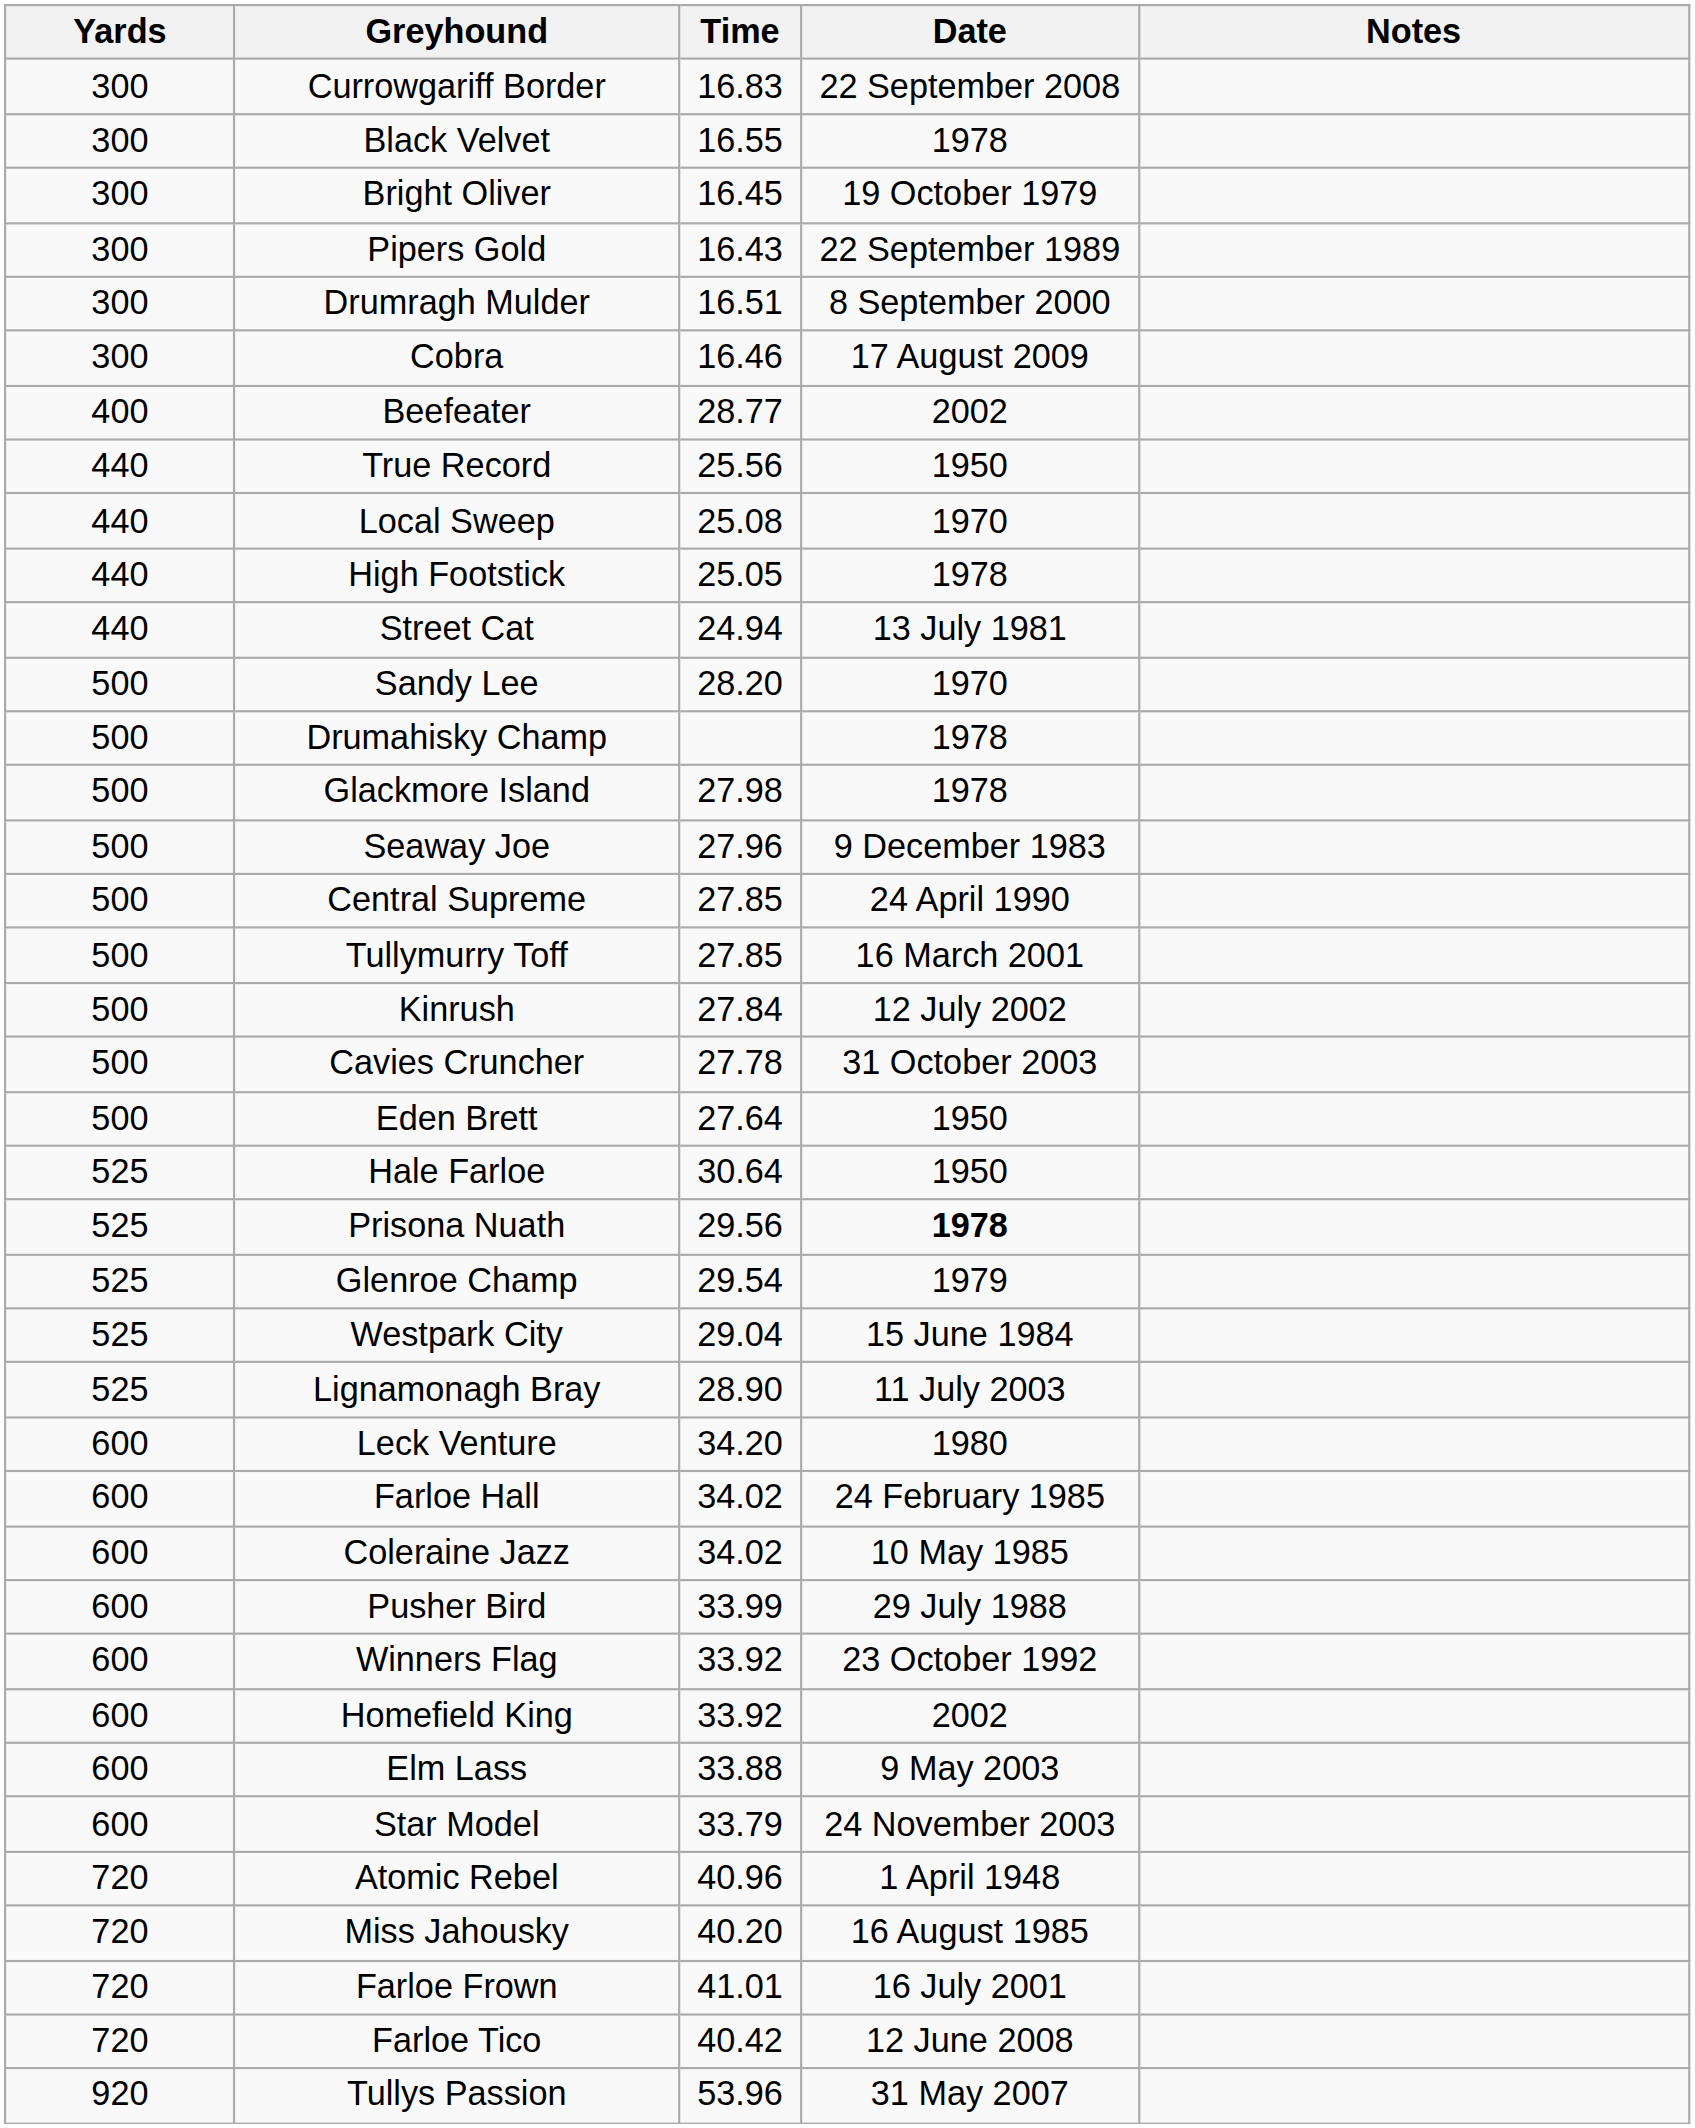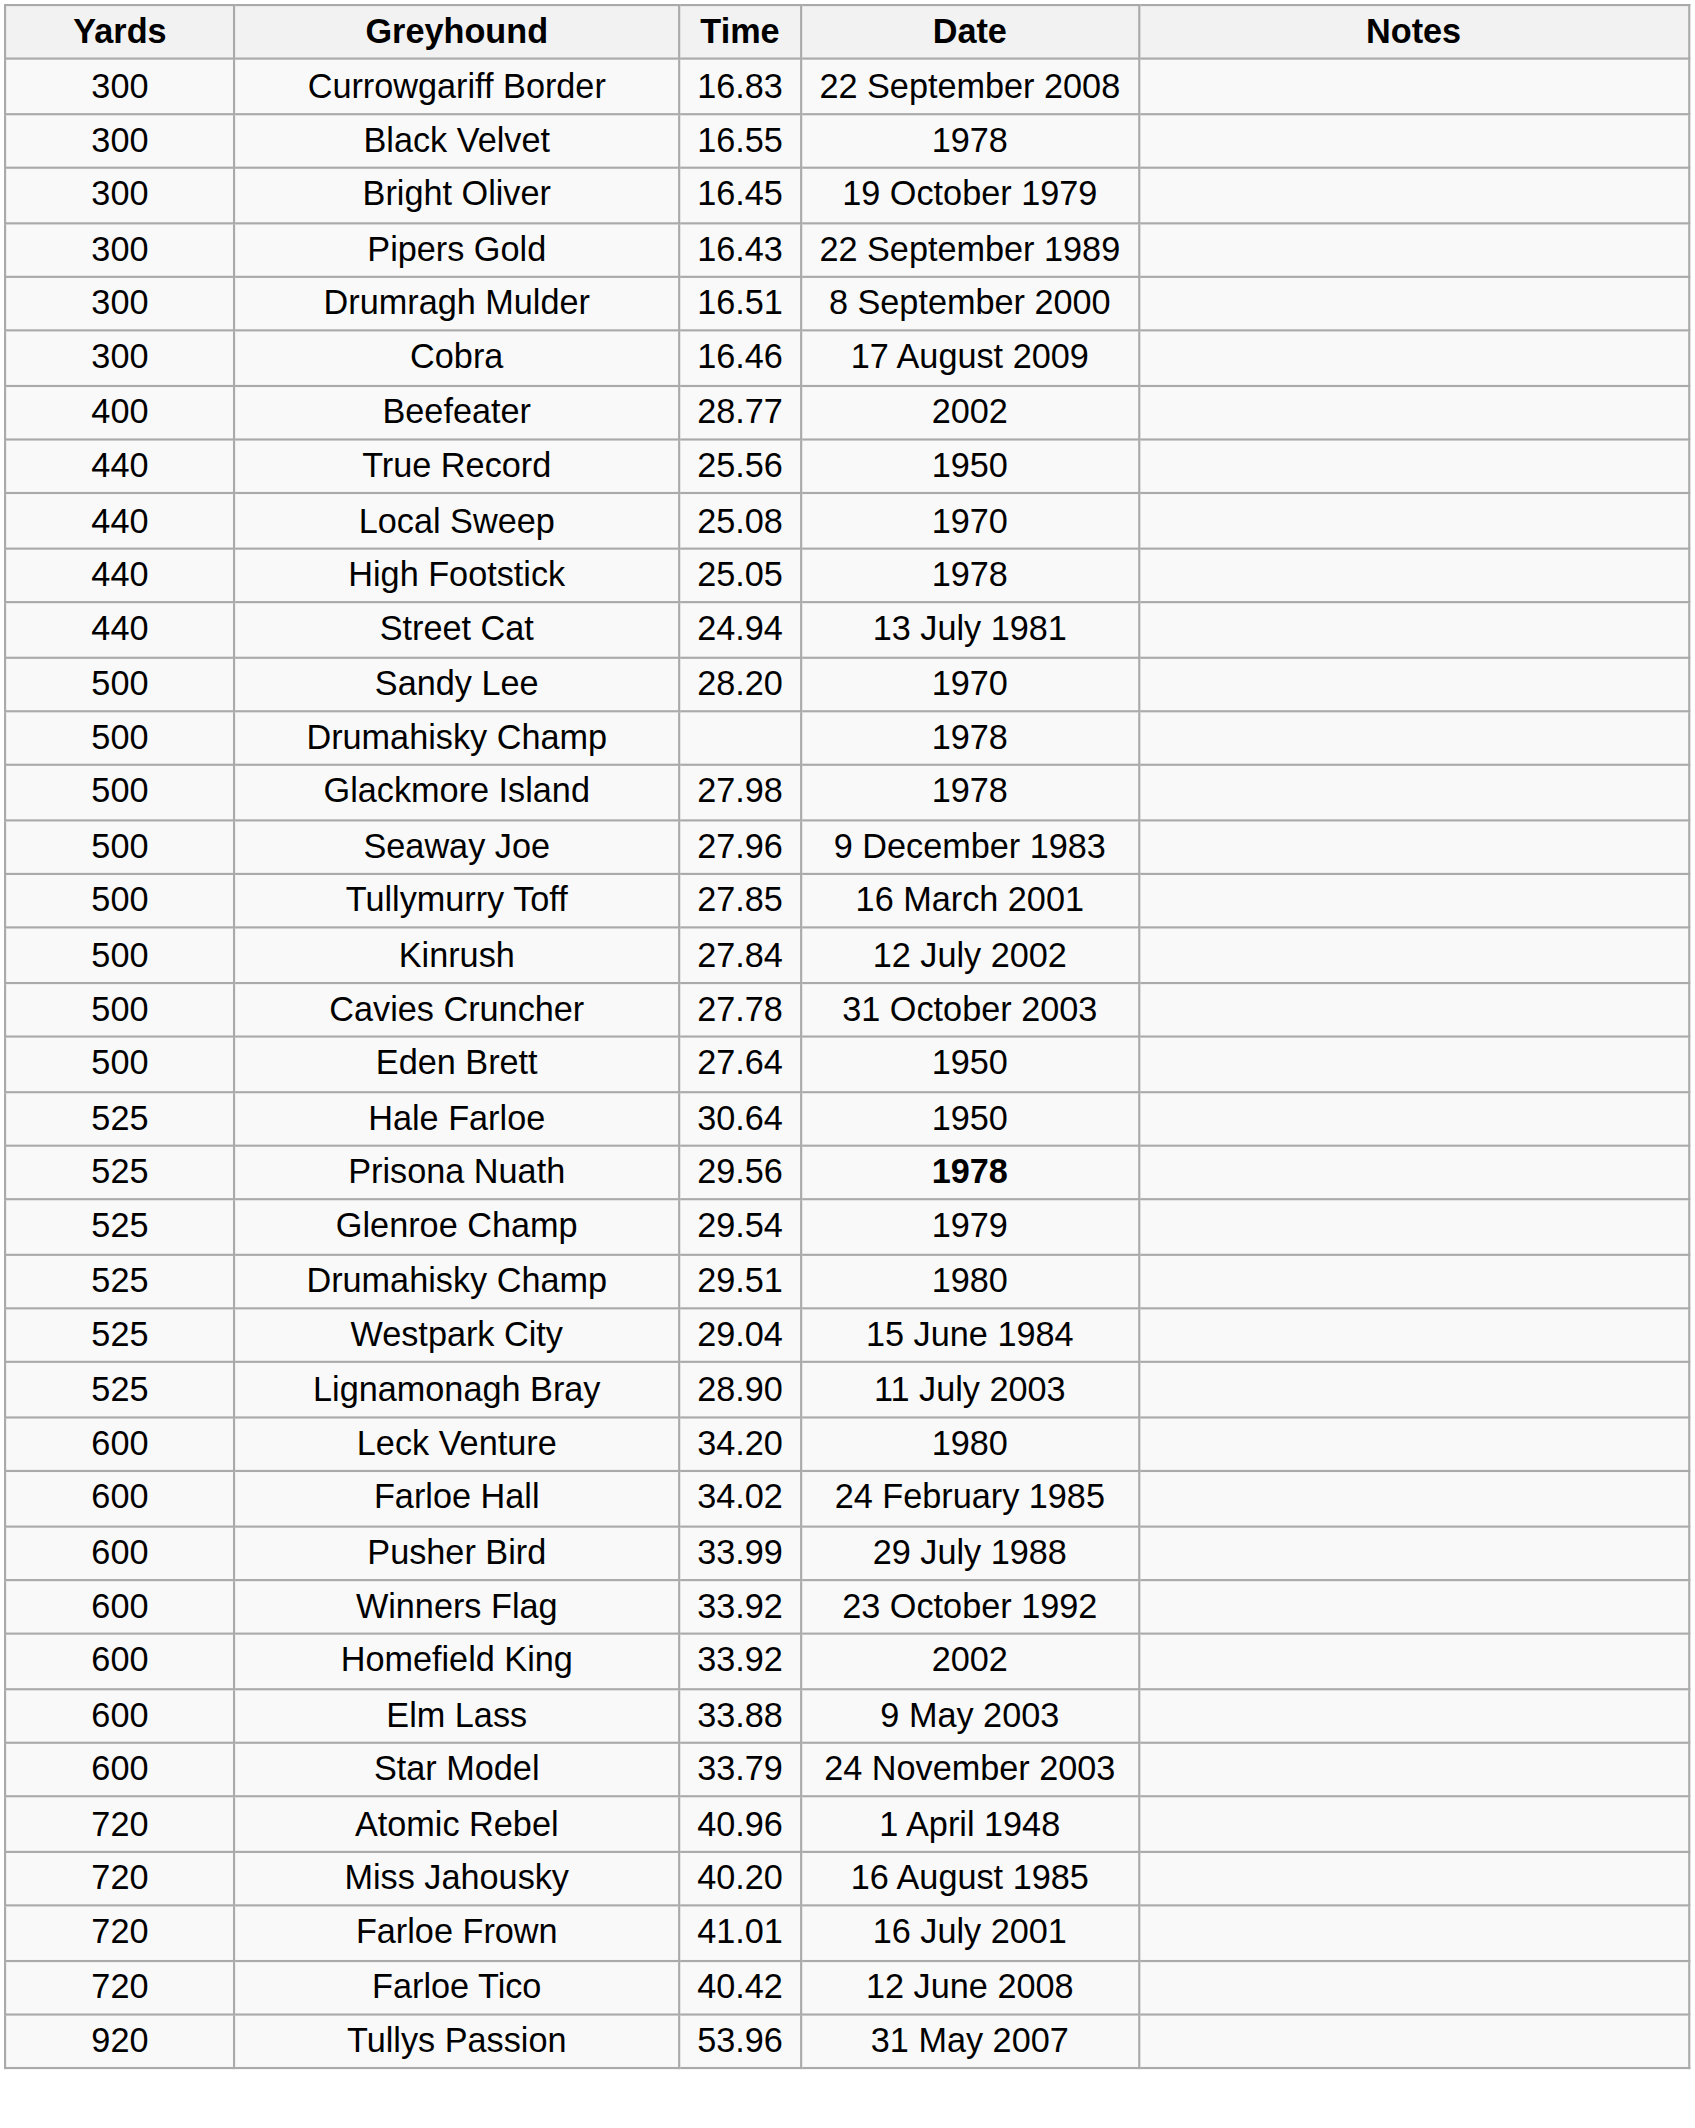- row: (457, 900)
+ row: (457, 1280)
- row: (457, 1552)
